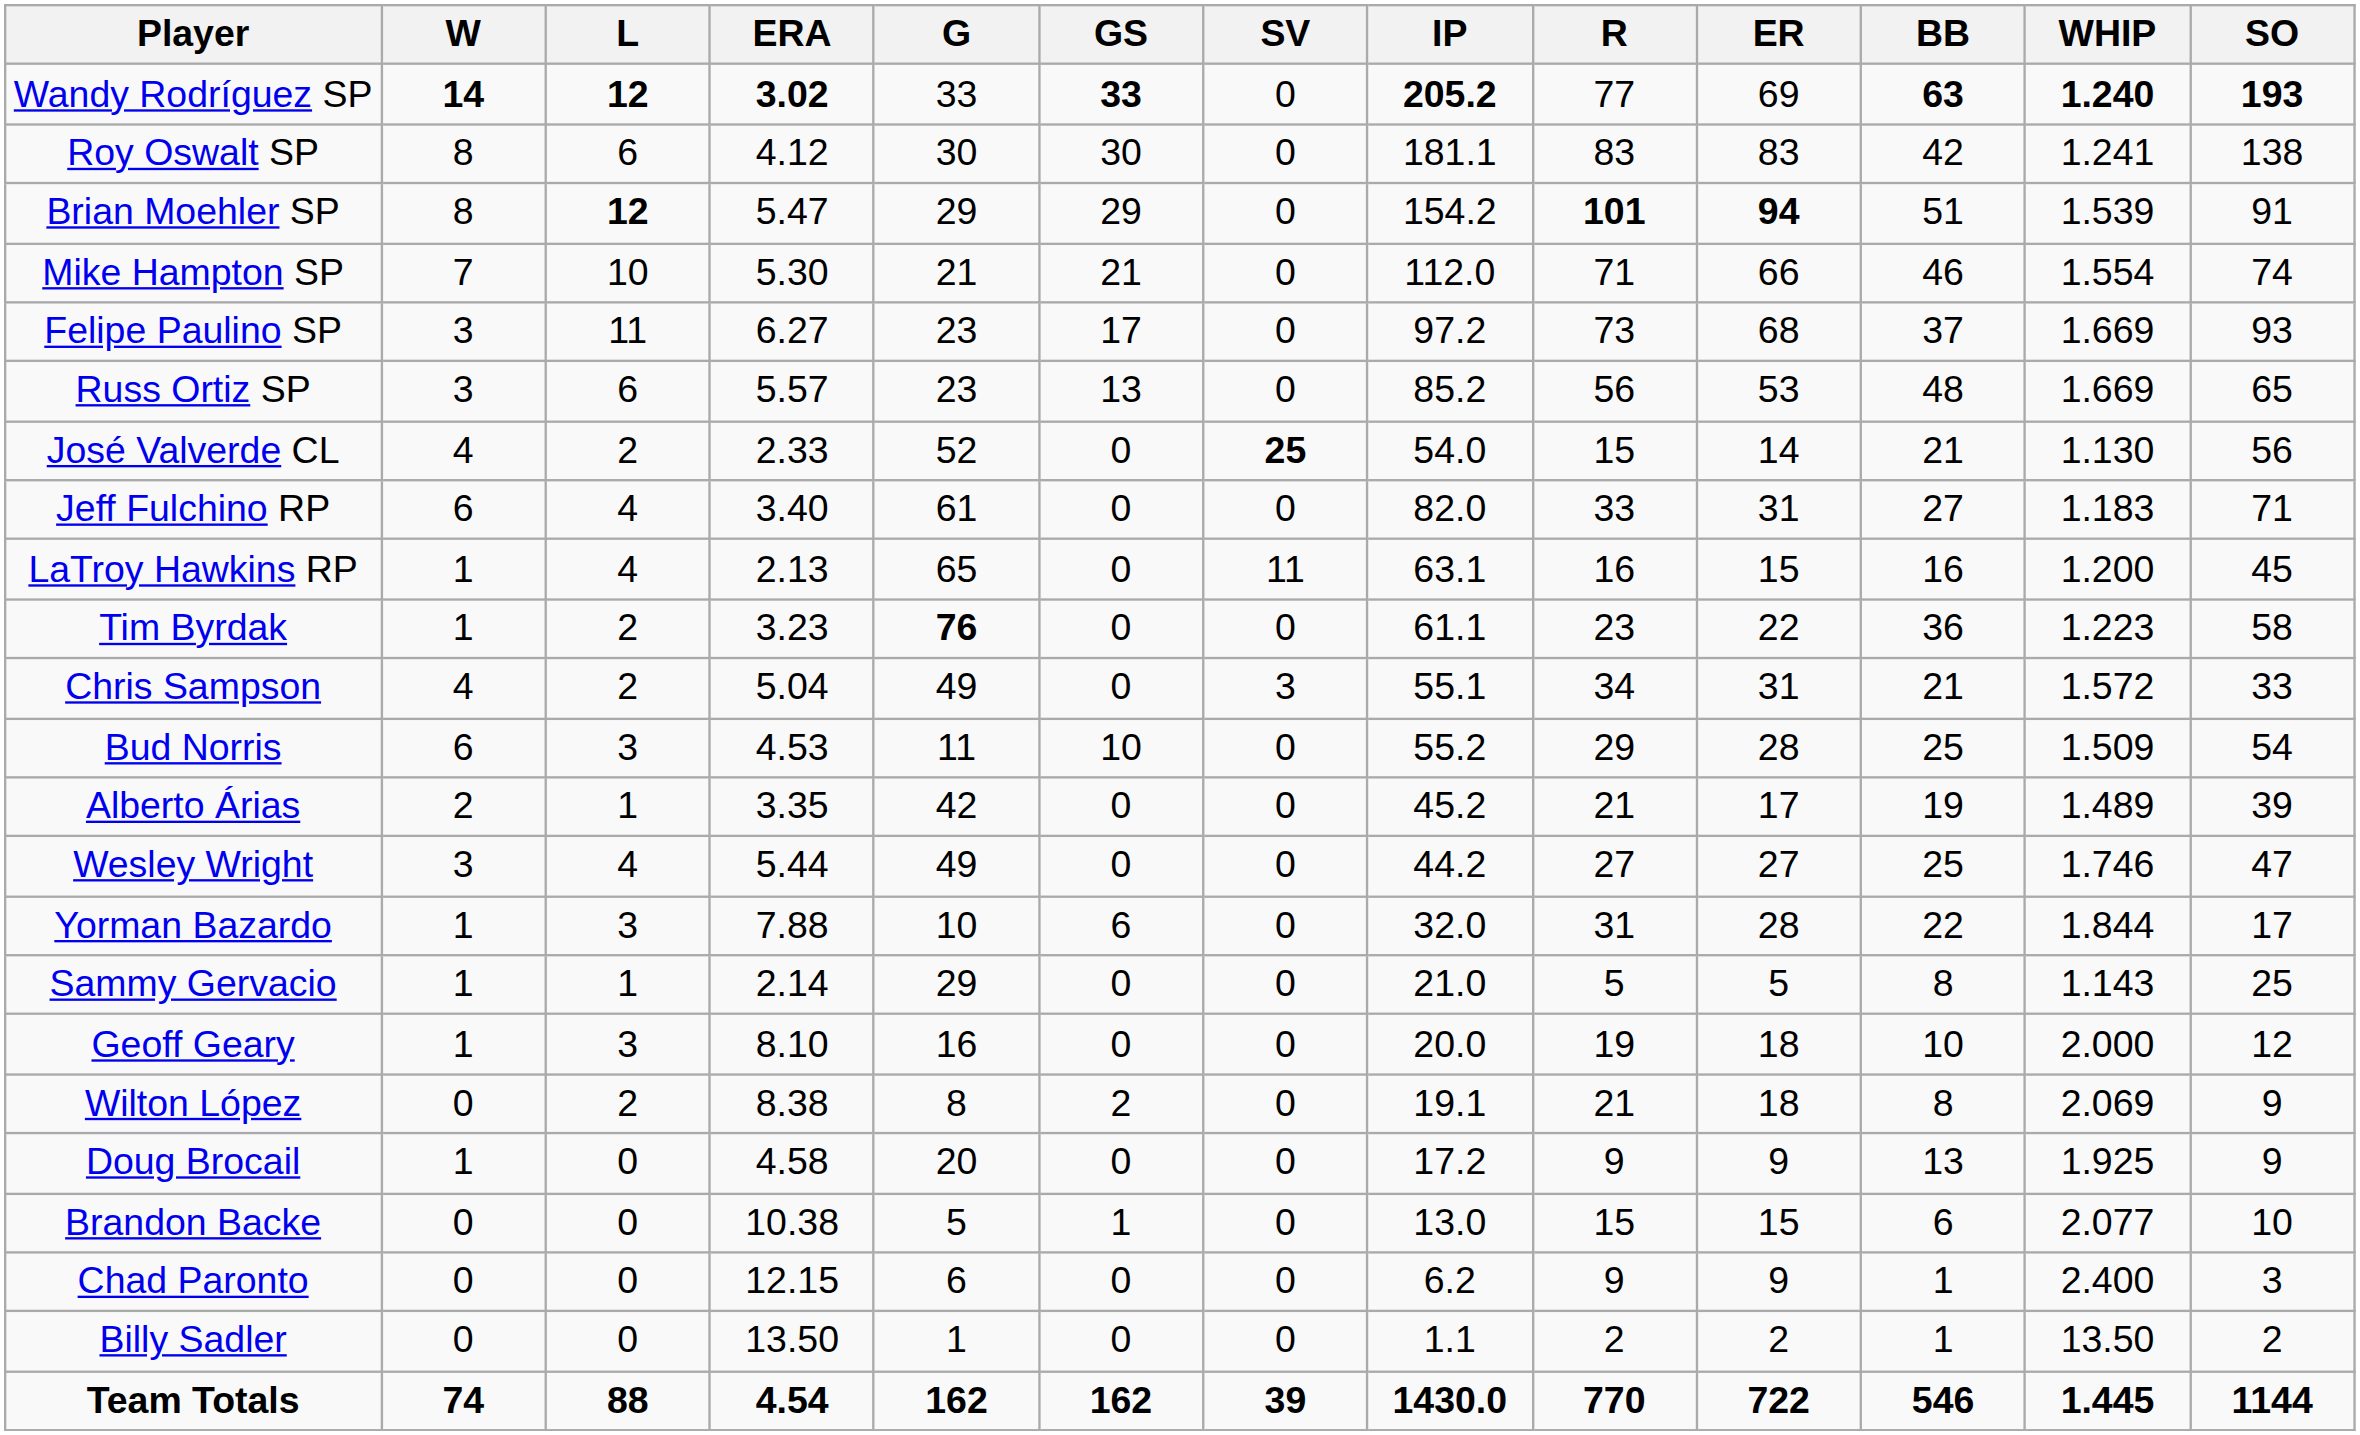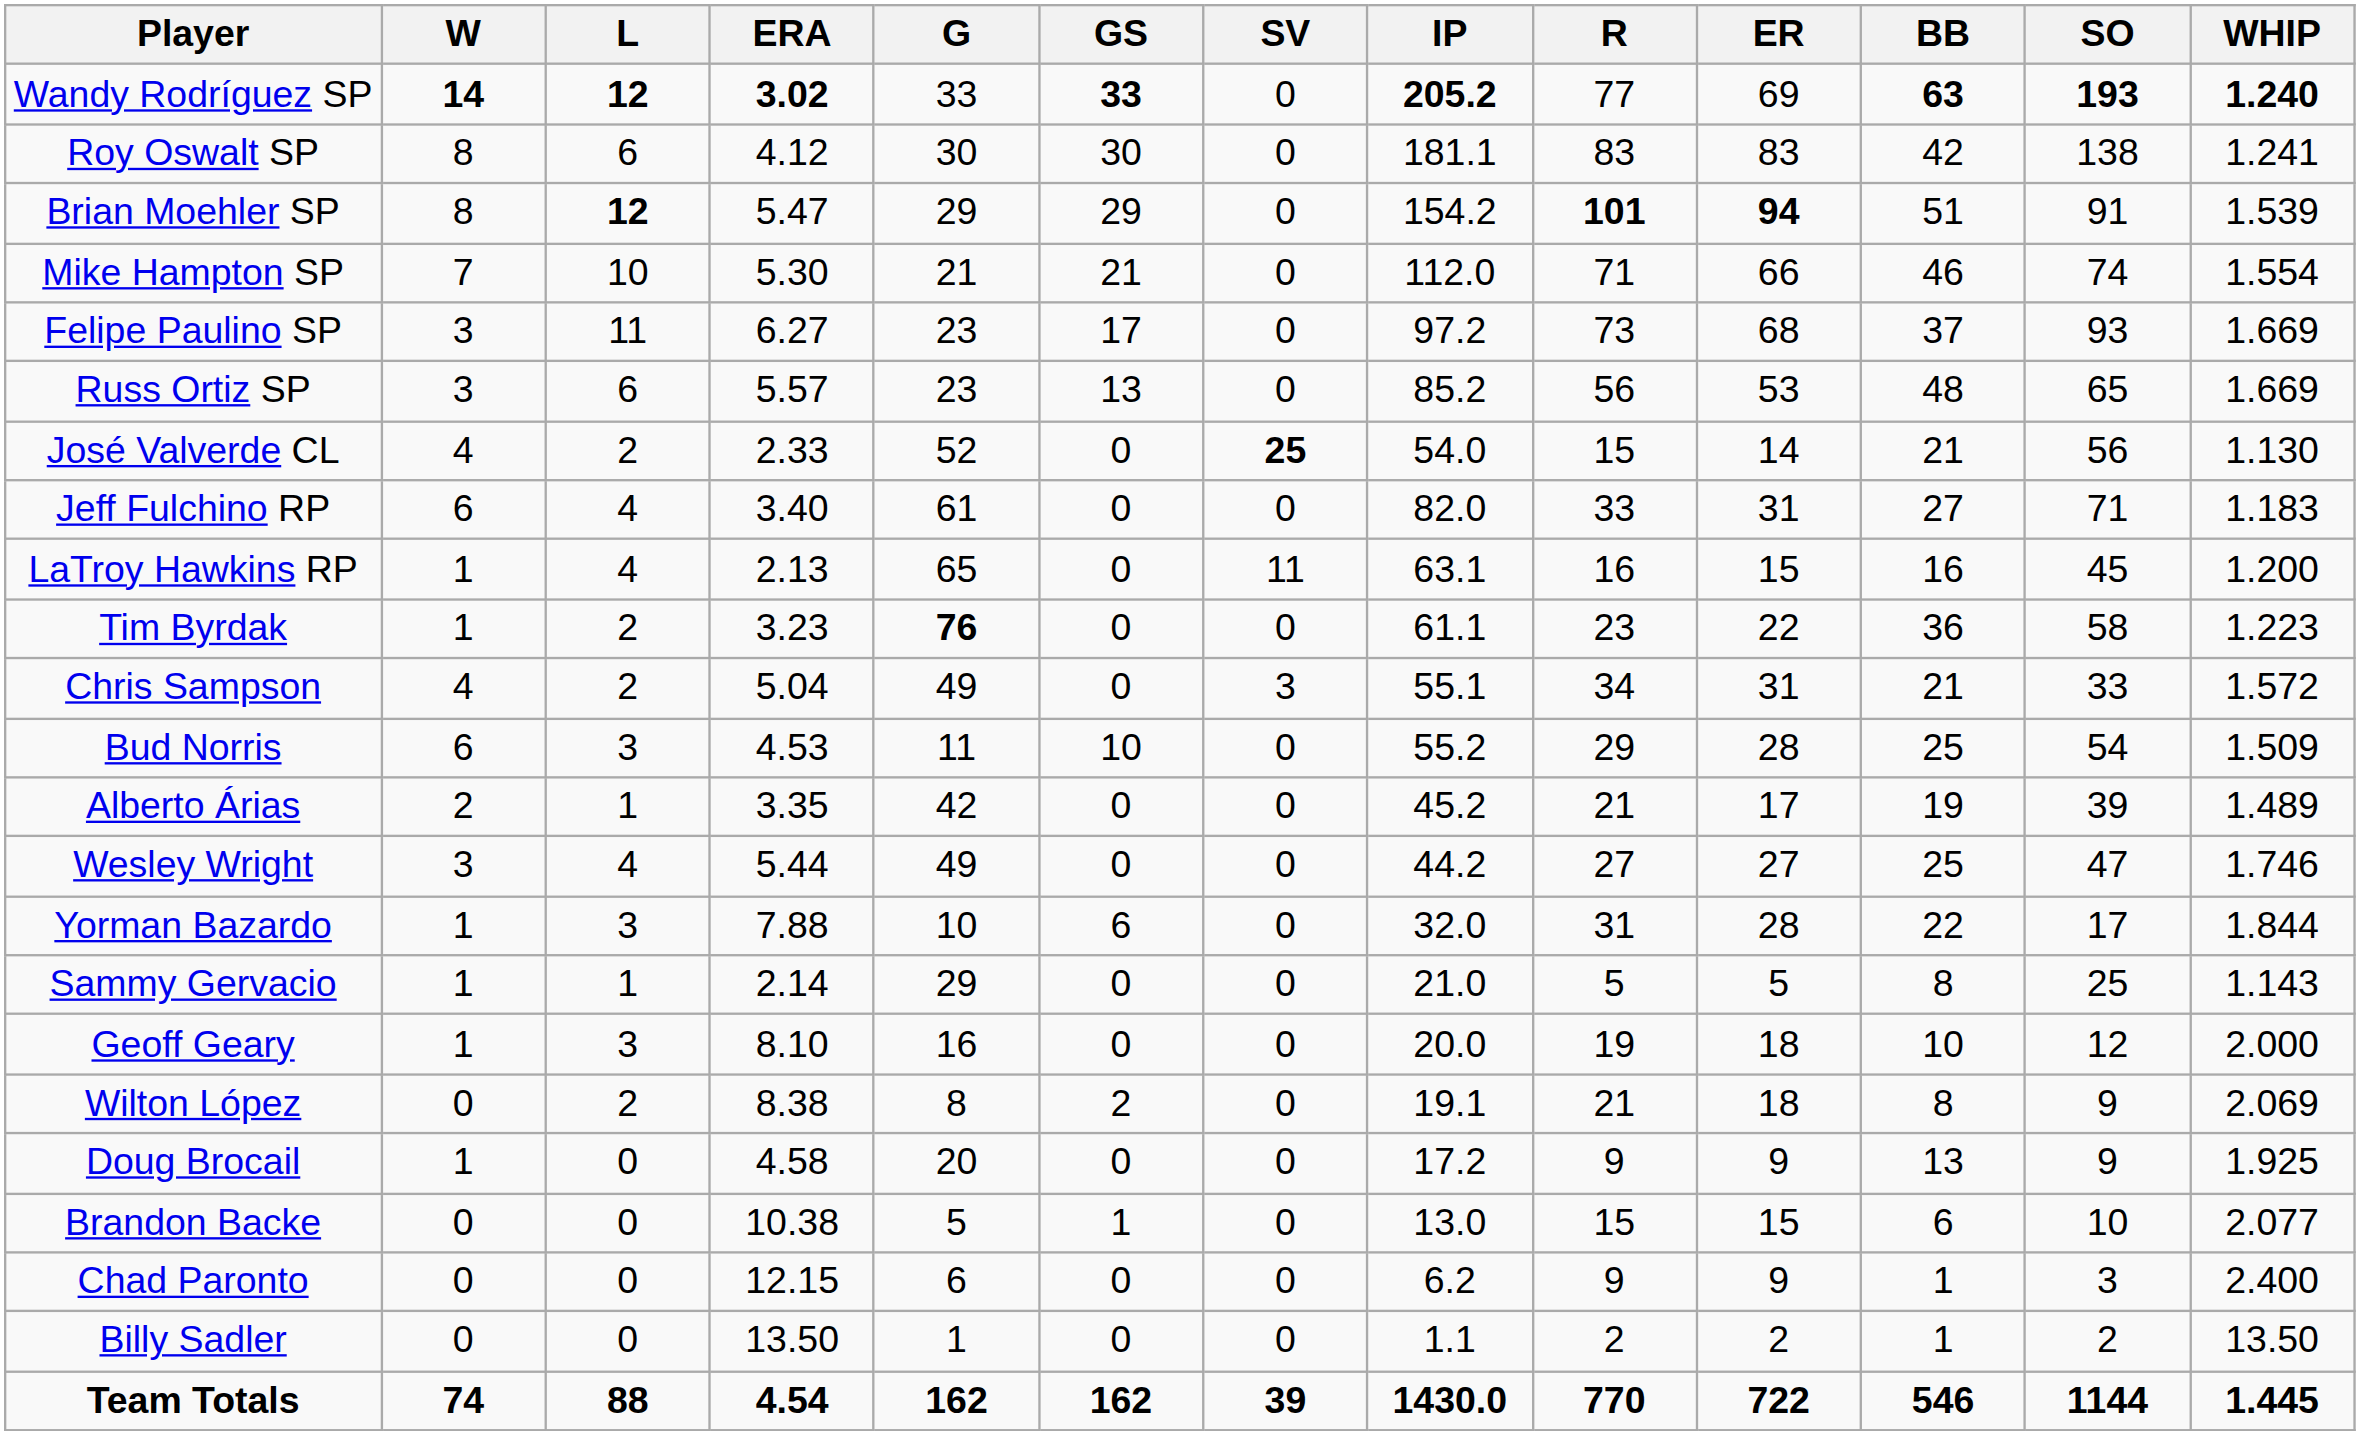columns swapped: (2272, 34) <-> (2107, 34)
